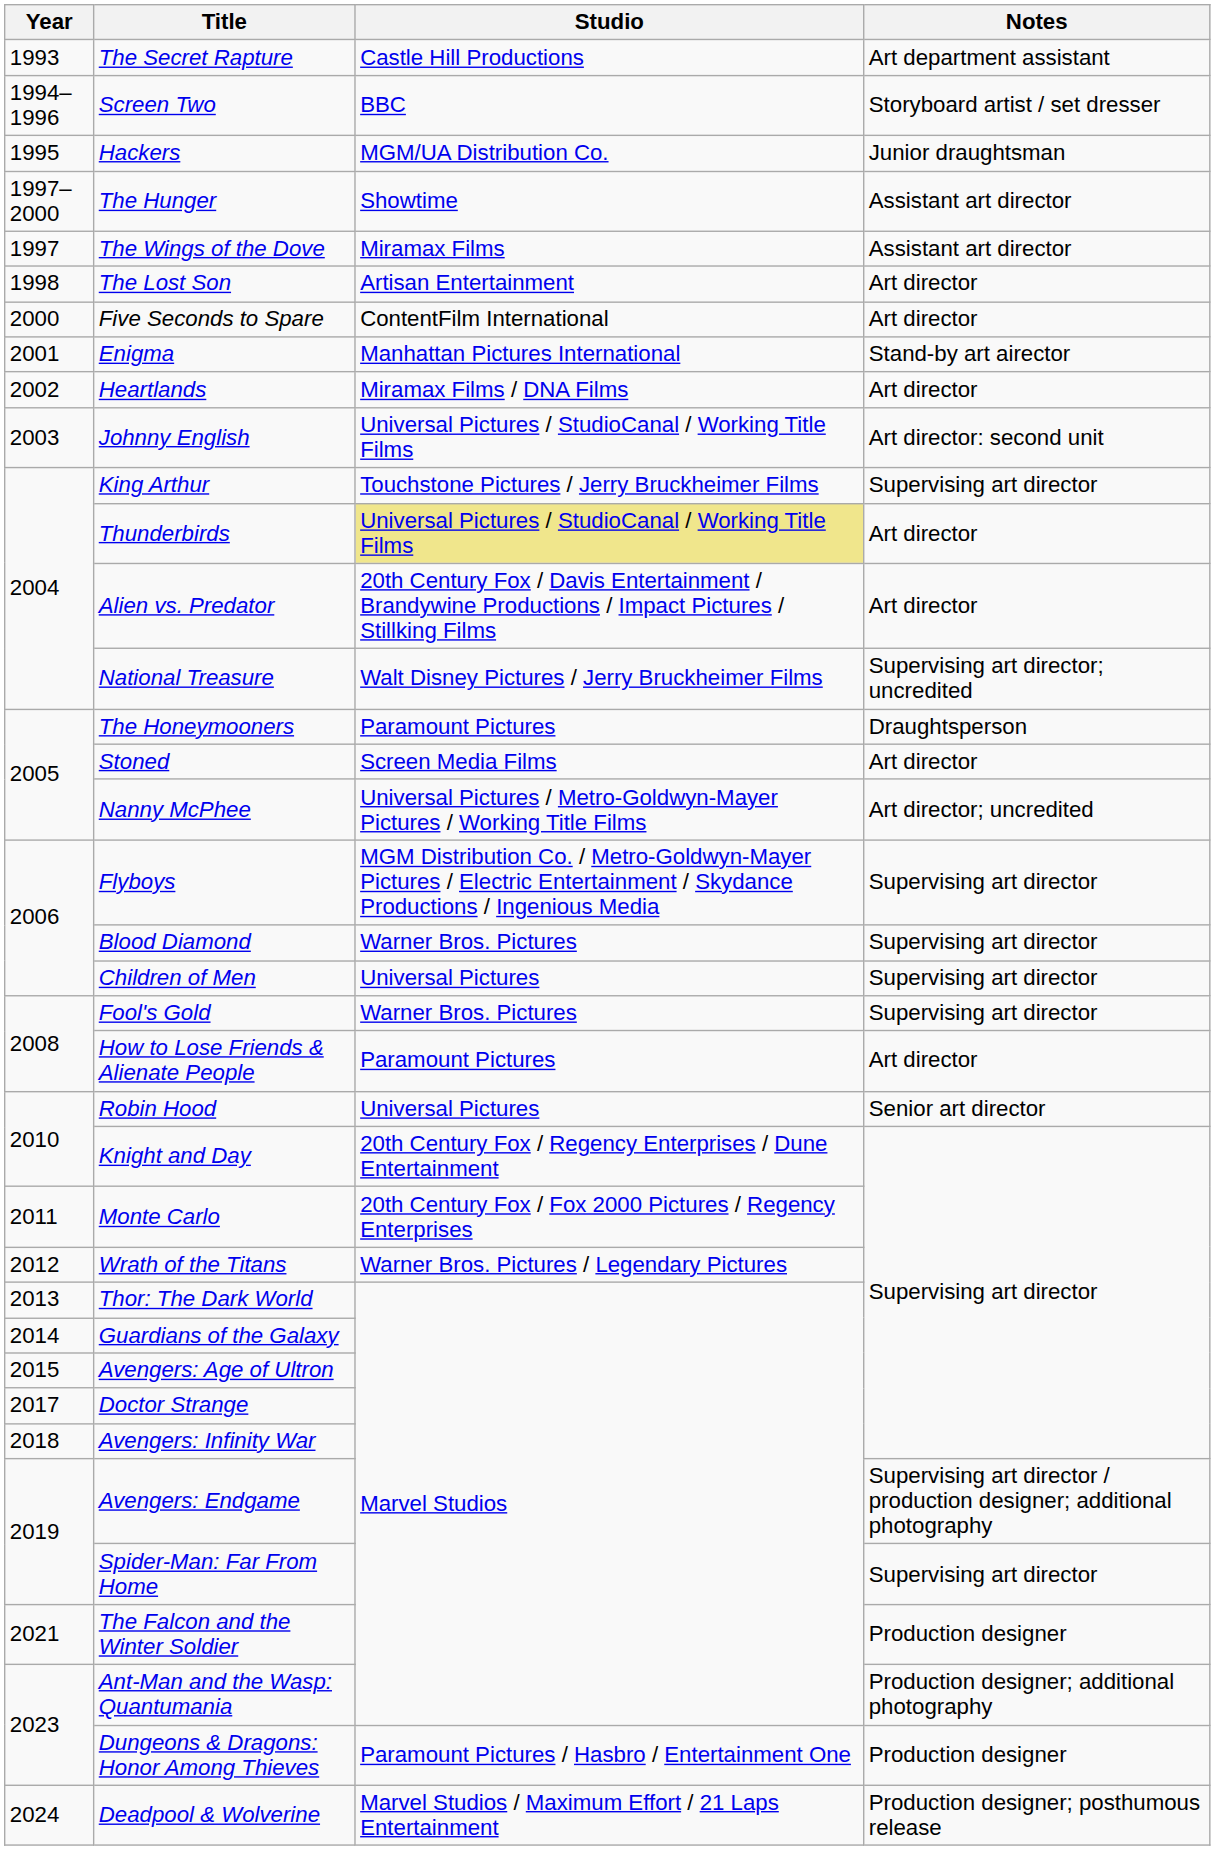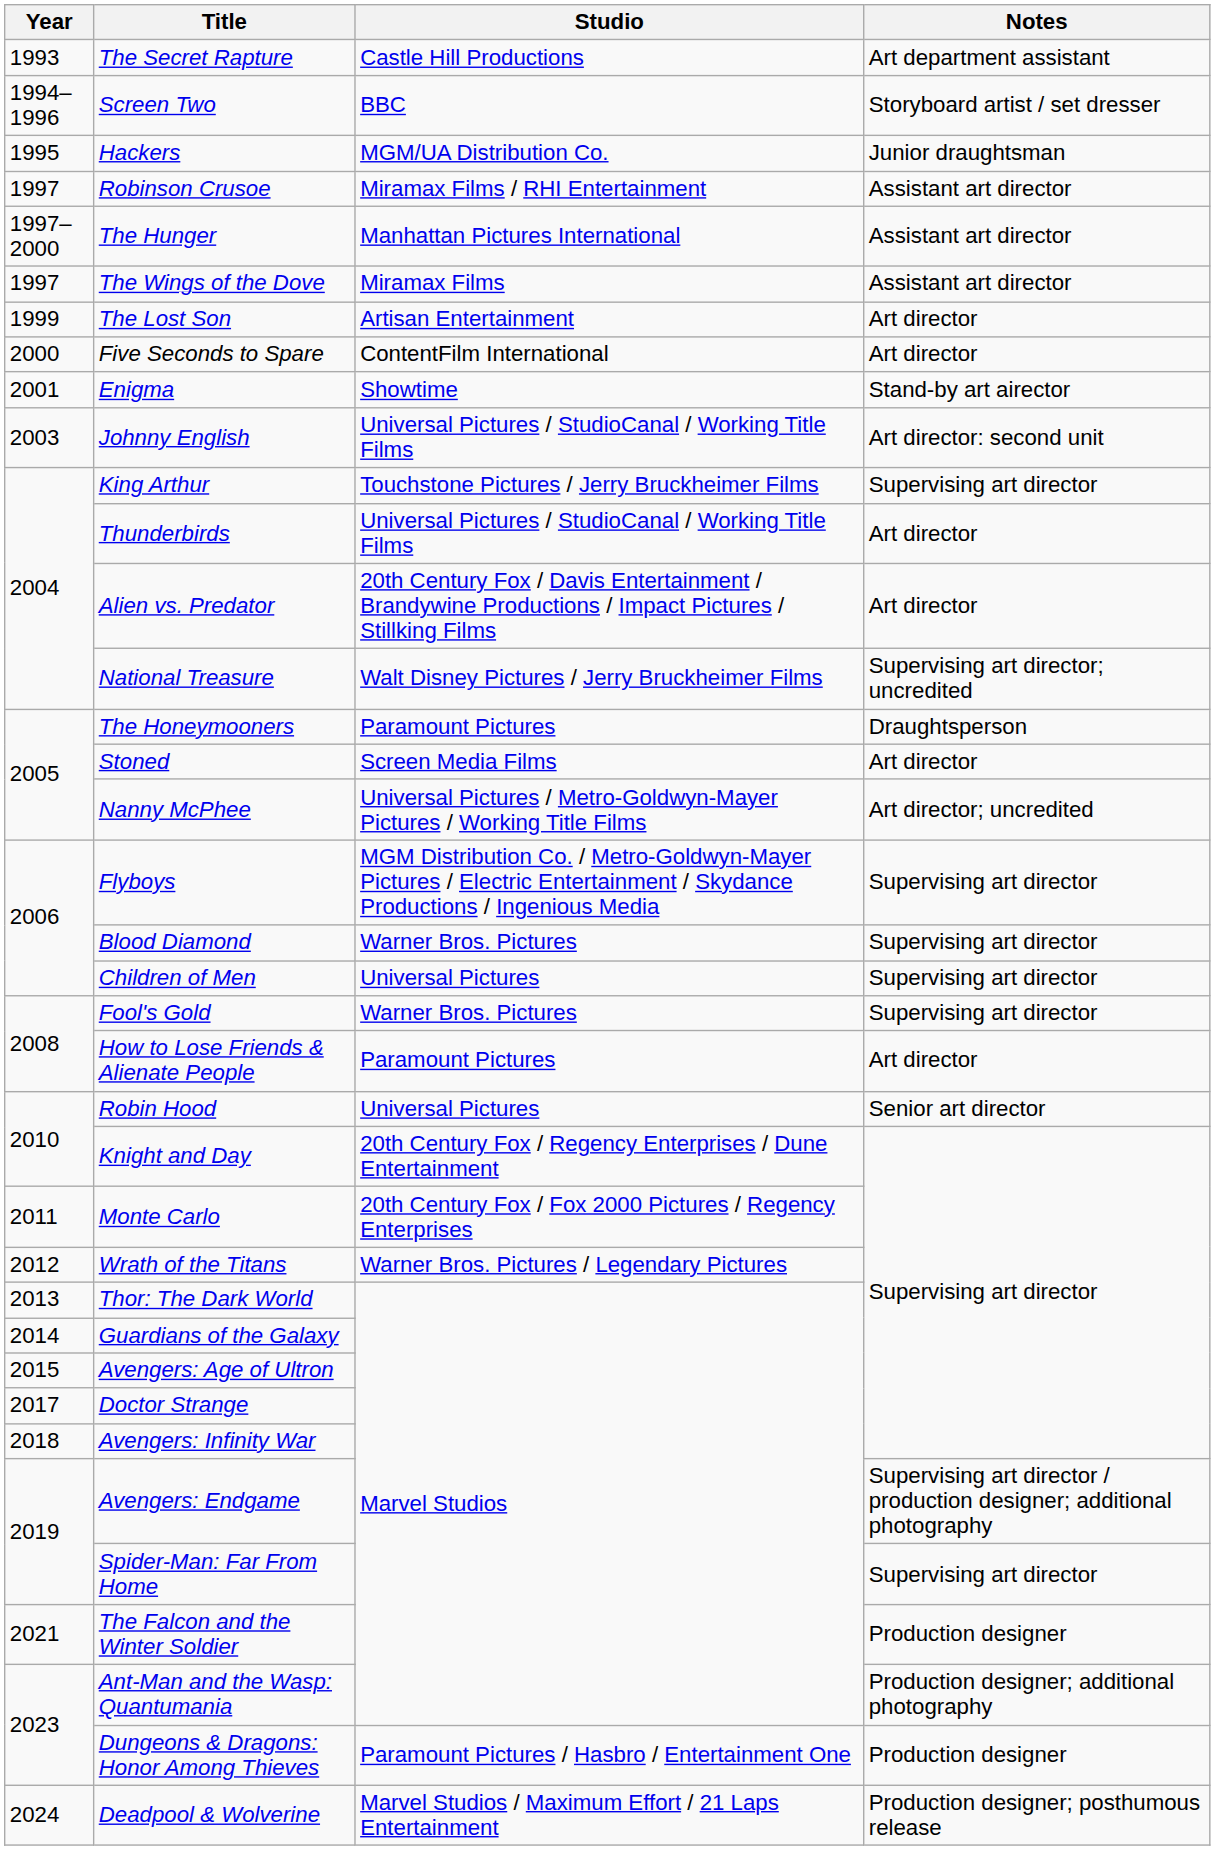+ row: (185, 188)
(409, 200) Showtime -> (520, 236) Manhattan Pictures International
(35, 283) 1998 -> (35, 319) 1999
(520, 354) Manhattan Pictures International -> (409, 389) Showtime
- row: (153, 389)
(593, 532) khaki background -> (593, 532) no background
